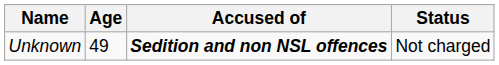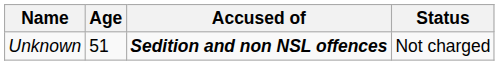(99, 45) 49 -> (99, 45) 51
